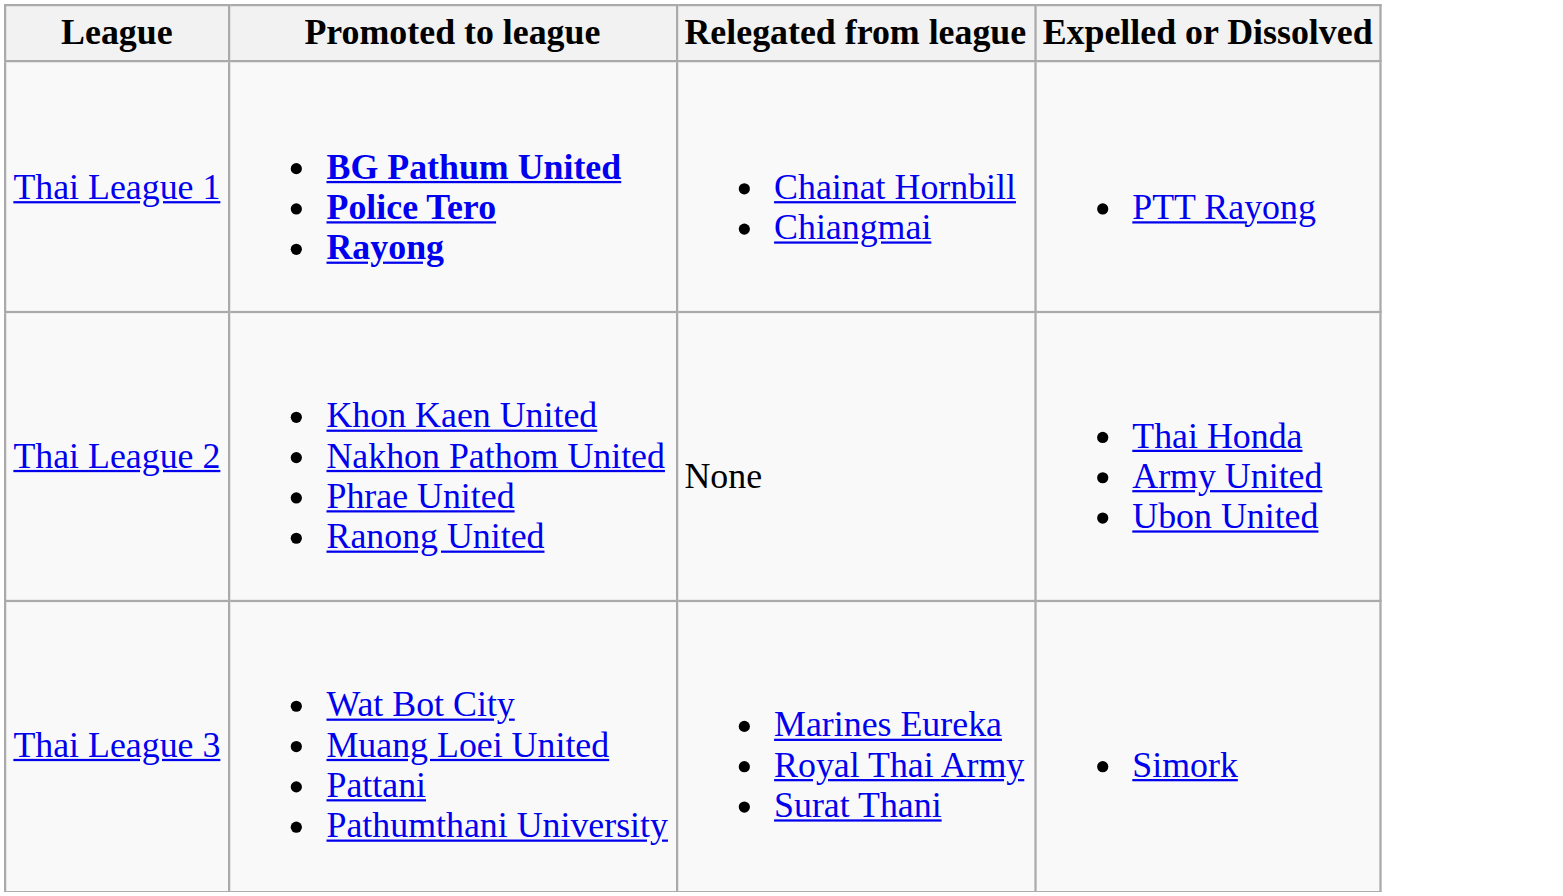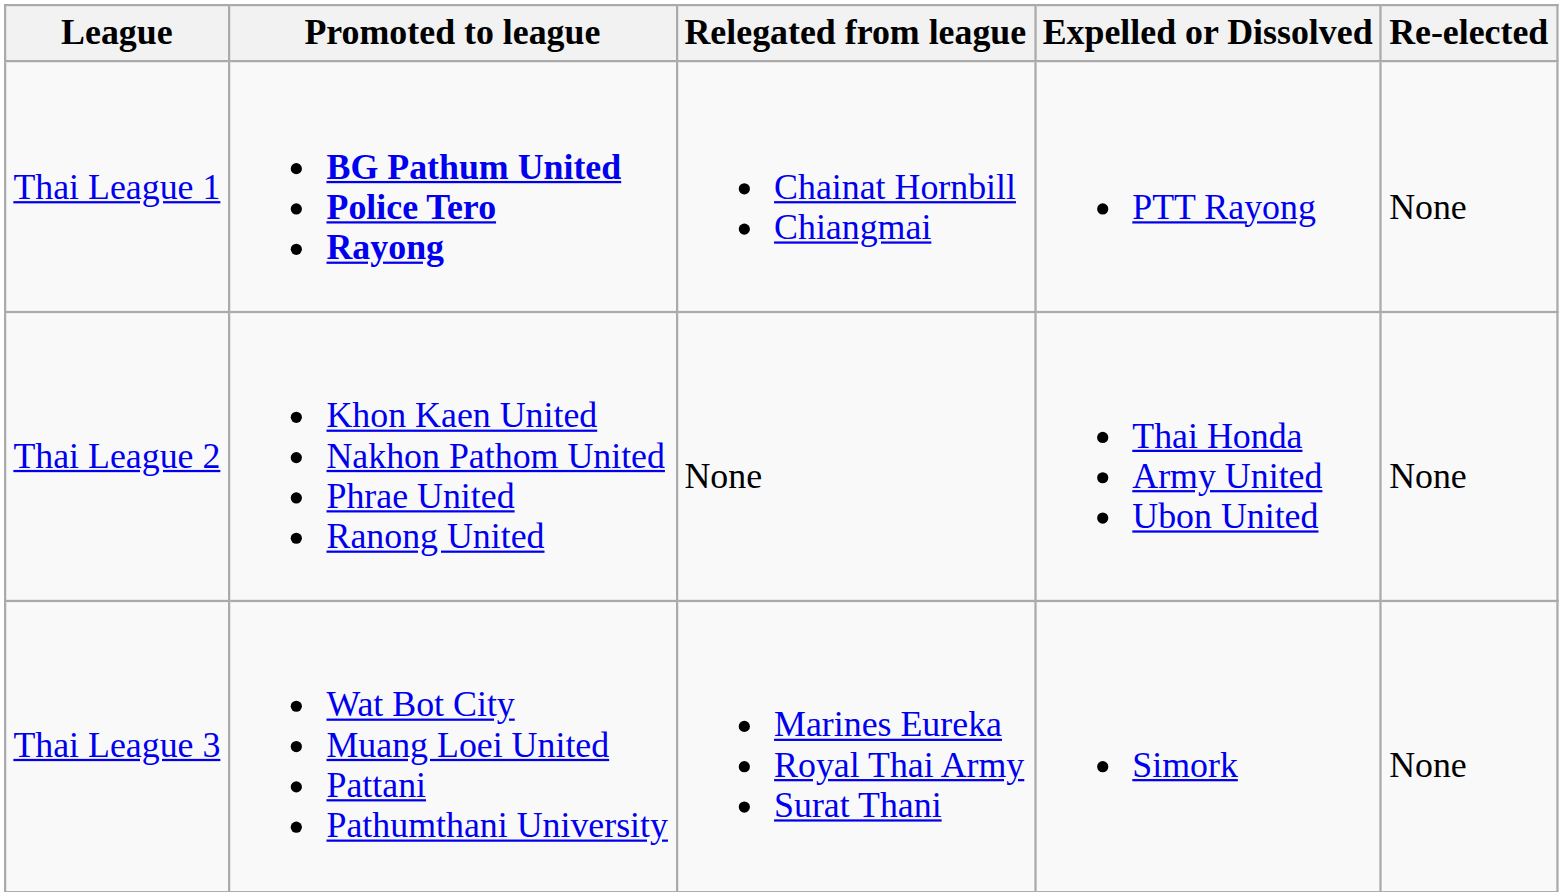+ column: (1469, 32)
